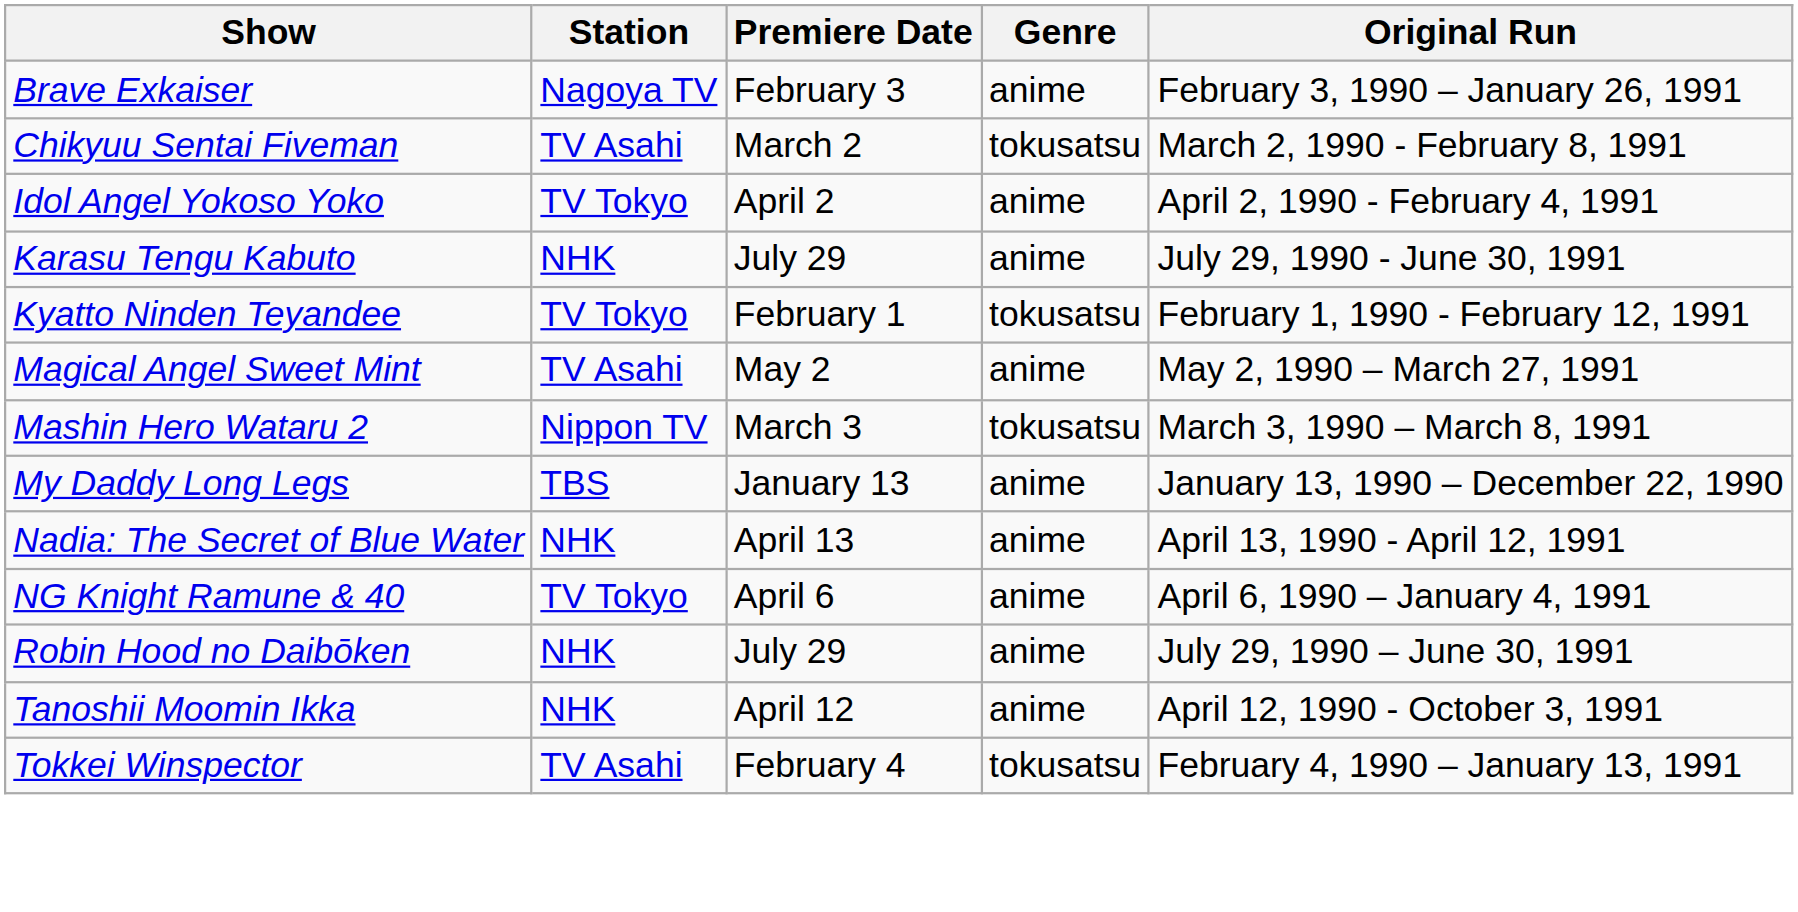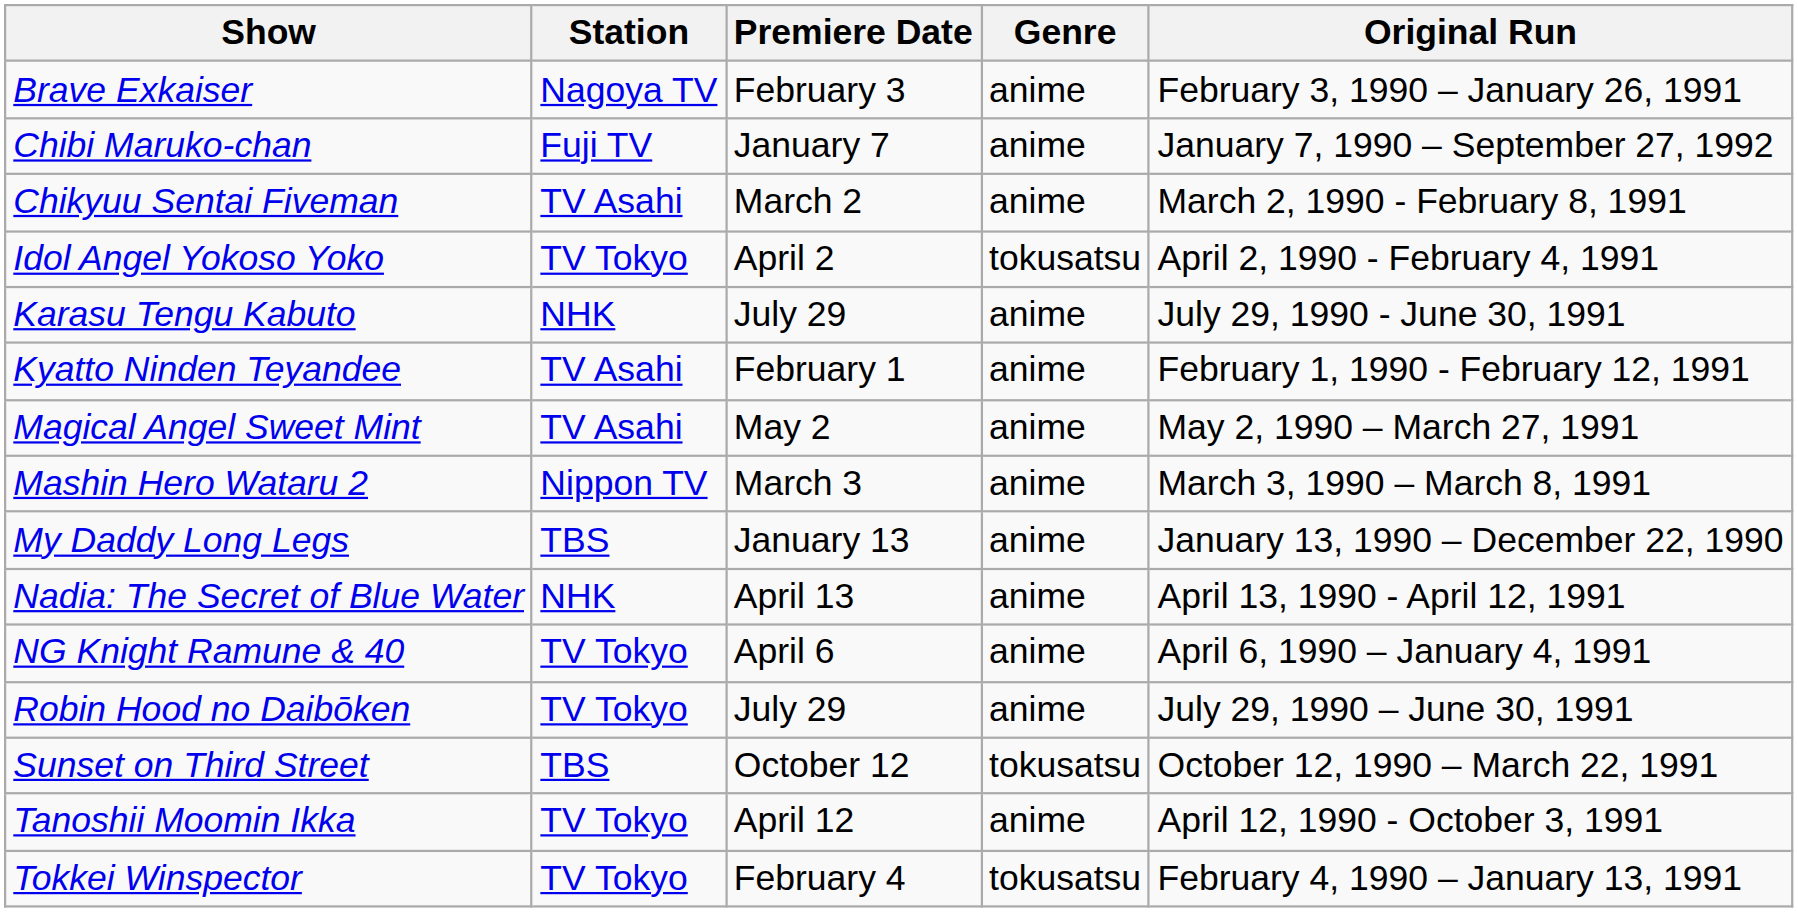+ row: (162, 145)
(1065, 145) tokusatsu -> (1037, 201) anime
(1037, 201) anime -> (1065, 257) tokusatsu
(614, 314) TV Tokyo -> (611, 370) TV Asahi
(1065, 314) tokusatsu -> (1037, 370) anime
(1065, 426) tokusatsu -> (1037, 483) anime
(578, 652) NHK -> (614, 708) TV Tokyo
+ row: (191, 764)
(578, 708) NHK -> (614, 821) TV Tokyo
(611, 764) TV Asahi -> (614, 877) TV Tokyo
